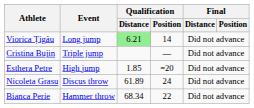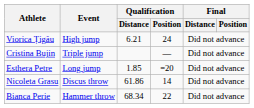(81, 39) Long jump -> (81, 39) High jump
(134, 39) lightgreen background -> (134, 39) no background
(167, 39) 14 -> (167, 39) 24
(81, 68) High jump -> (81, 68) Long jump
(134, 82) 61.89 -> (134, 82) 61.86
(167, 82) 24 -> (167, 82) 14
